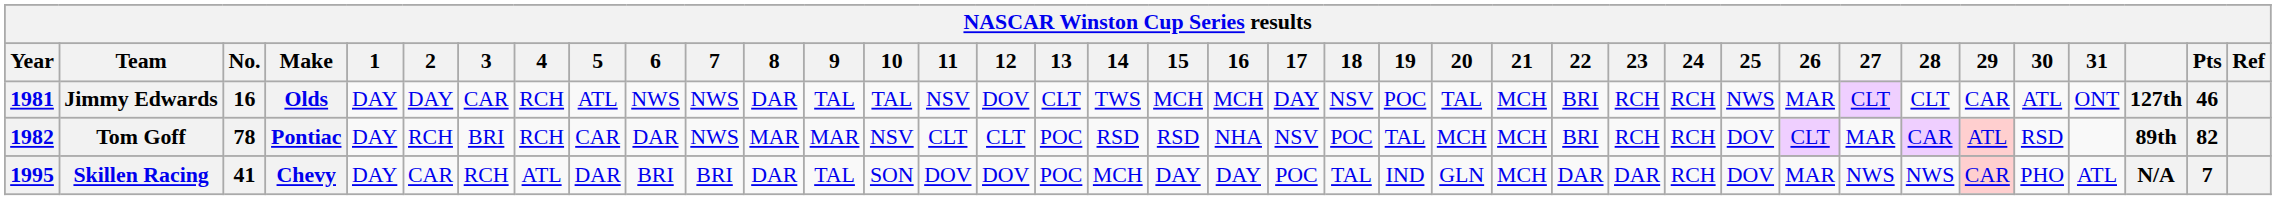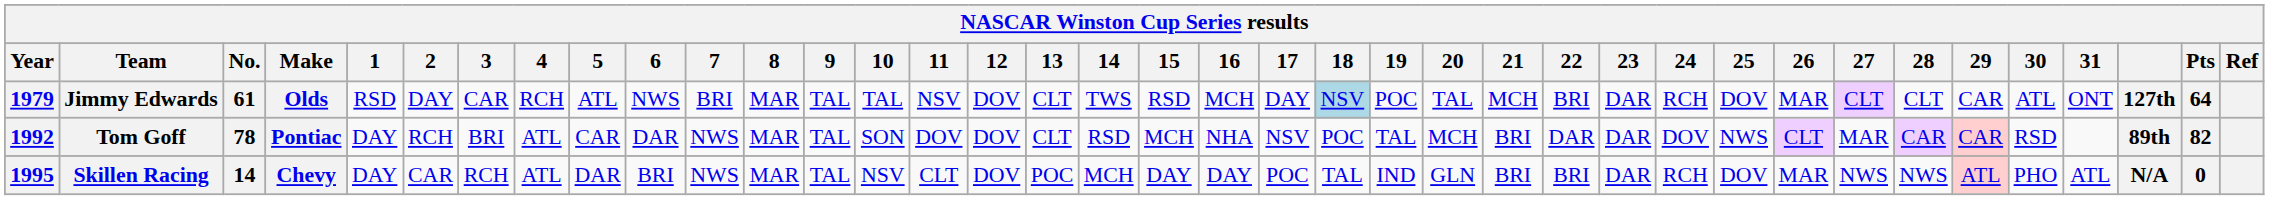(32, 99) 1981 -> (32, 99) 1979
(244, 99) 16 -> (244, 99) 61
(375, 99) DAY -> (375, 99) RSD
(715, 99) NWS -> (715, 99) BRI
(774, 99) DAR -> (774, 99) MAR
(1178, 99) MCH -> (1169, 99) RSD
(1351, 99) no background -> (1342, 99) lightblue background
(1637, 99) RCH -> (1628, 99) DAR
(1750, 99) NWS -> (1744, 99) DOV
(2207, 99) 46 -> (2201, 99) 64
(32, 136) 1982 -> (32, 136) 1992
(542, 136) RCH -> (542, 136) ATL
(835, 136) MAR -> (830, 136) TAL
(892, 136) NSV -> (883, 136) SON
(948, 136) CLT -> (939, 136) DOV
(1006, 136) CLT -> (997, 136) DOV
(1061, 136) POC -> (1052, 136) CLT
(1178, 136) RSD -> (1169, 136) MCH
(1522, 136) MCH -> (1513, 136) BRI
(1580, 136) BRI -> (1571, 136) DAR
(1637, 136) RCH -> (1628, 136) DAR
(1693, 136) RCH -> (1685, 136) DOV
(1750, 136) DOV -> (1744, 136) NWS
(1987, 136) ATL -> (1981, 136) CAR
(244, 174) 41 -> (244, 174) 14
(715, 174) BRI -> (715, 174) NWS
(774, 174) DAR -> (774, 174) MAR
(892, 174) SON -> (883, 174) NSV
(948, 174) DOV -> (939, 174) CLT
(1522, 174) MCH -> (1513, 174) BRI
(1580, 174) DAR -> (1571, 174) BRI
(1987, 174) CAR -> (1981, 174) ATL
(2207, 174) 7 -> (2201, 174) 0
